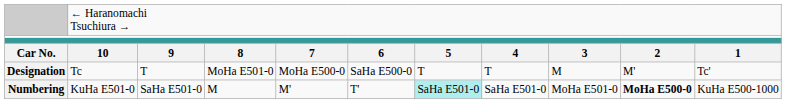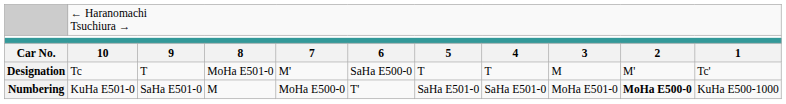(312, 71) MoHa E500-0 -> (285, 71) M'
(285, 89) M' -> (312, 89) MoHa E500-0
(448, 89) paleturquoise background -> (448, 89) no background
